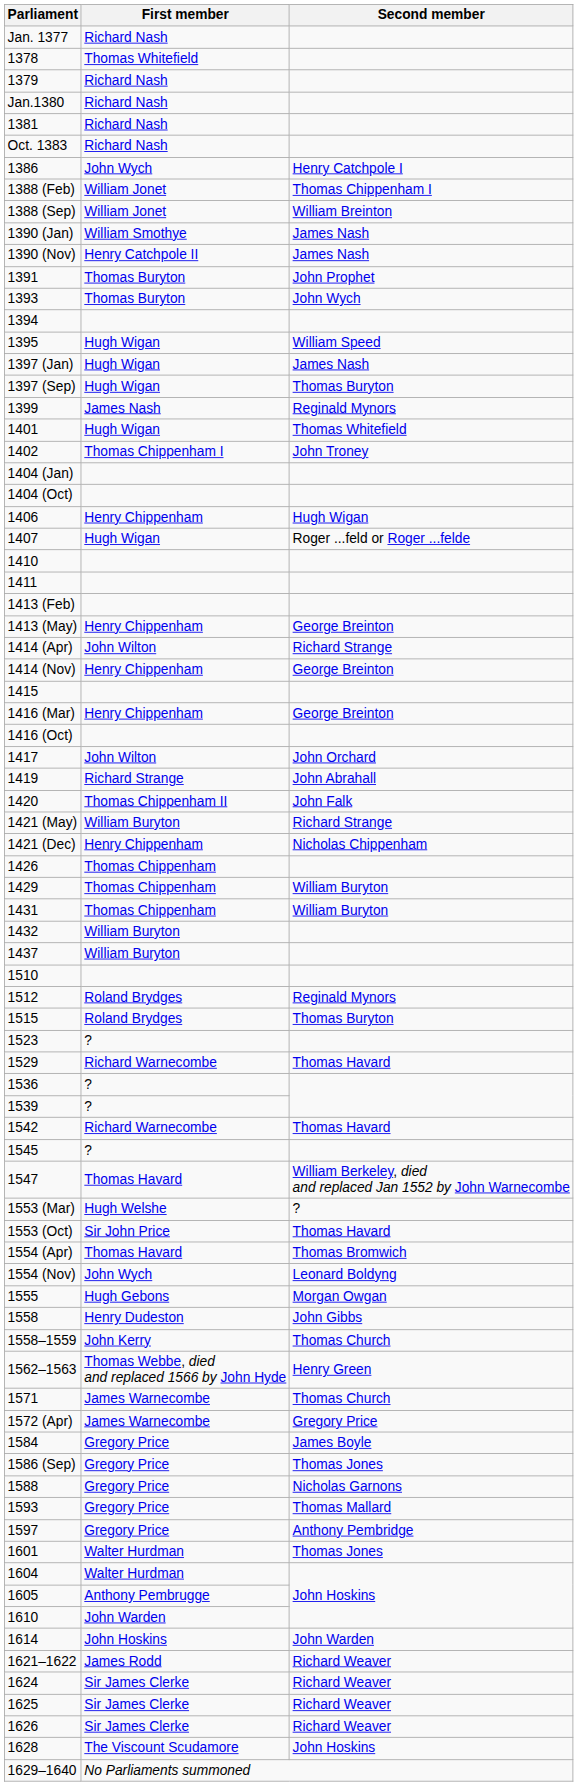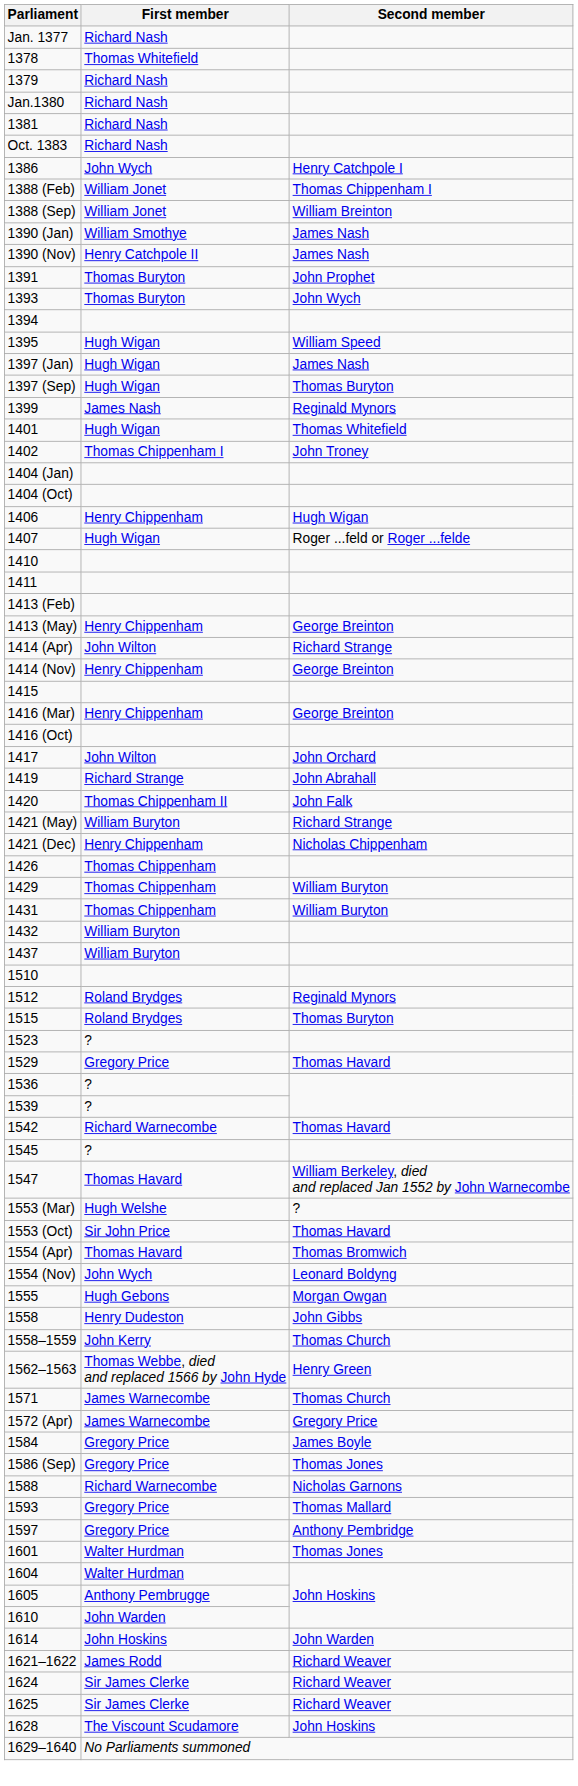(151, 1062) Richard Warnecombe -> (127, 1062) Gregory Price
(127, 1486) Gregory Price -> (151, 1486) Richard Warnecombe
- row: (23, 1726)
